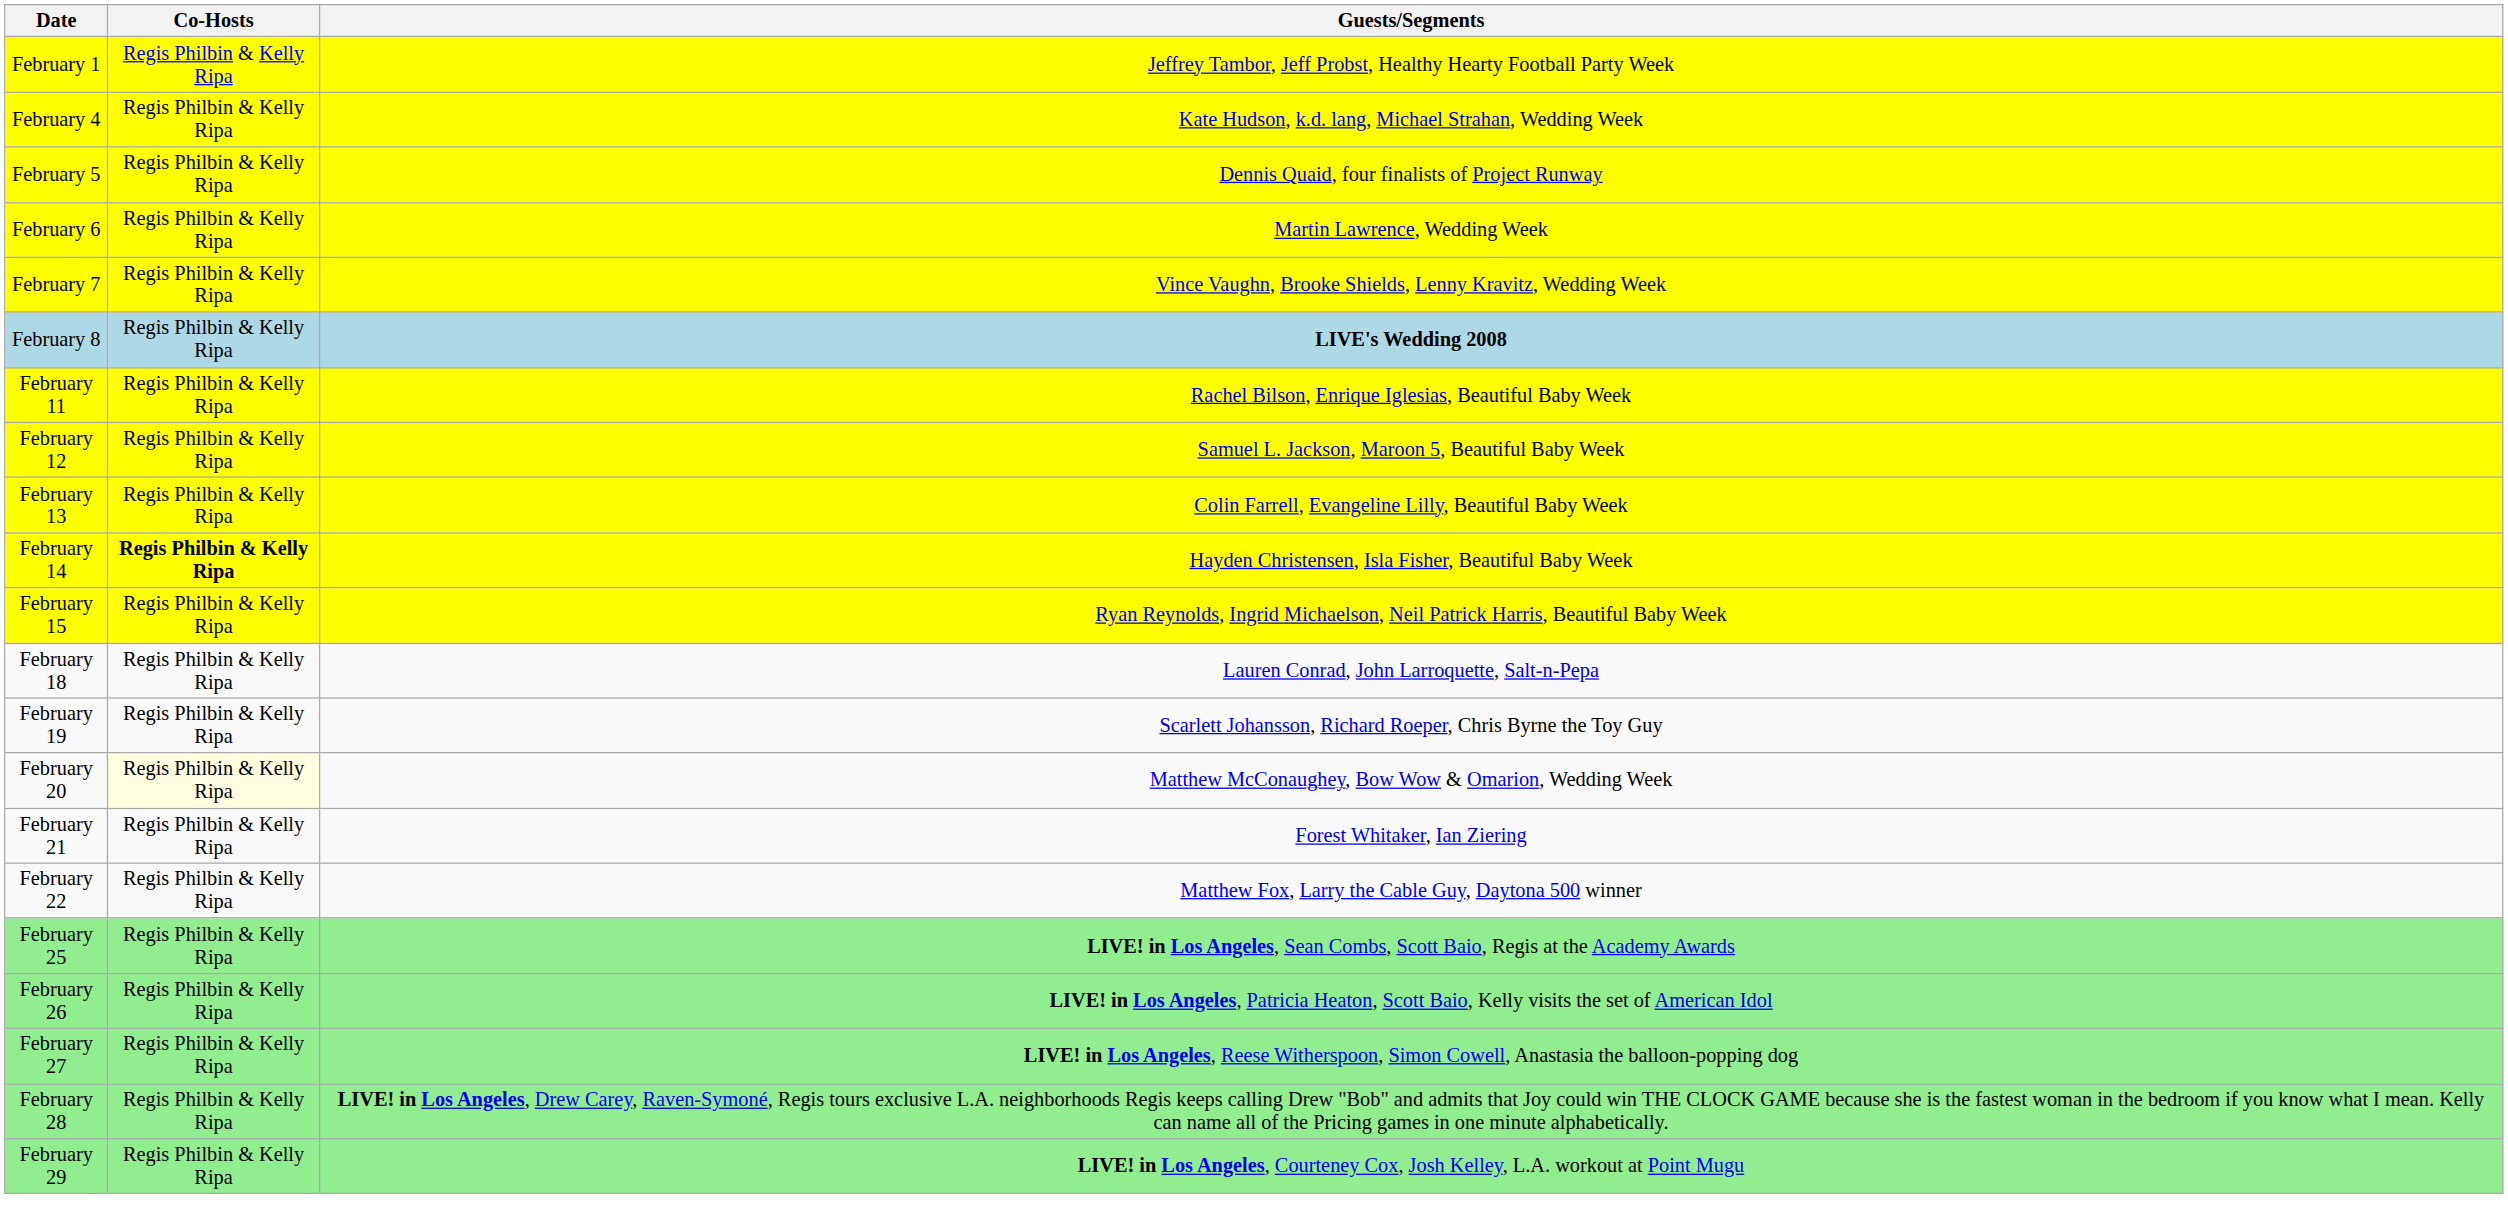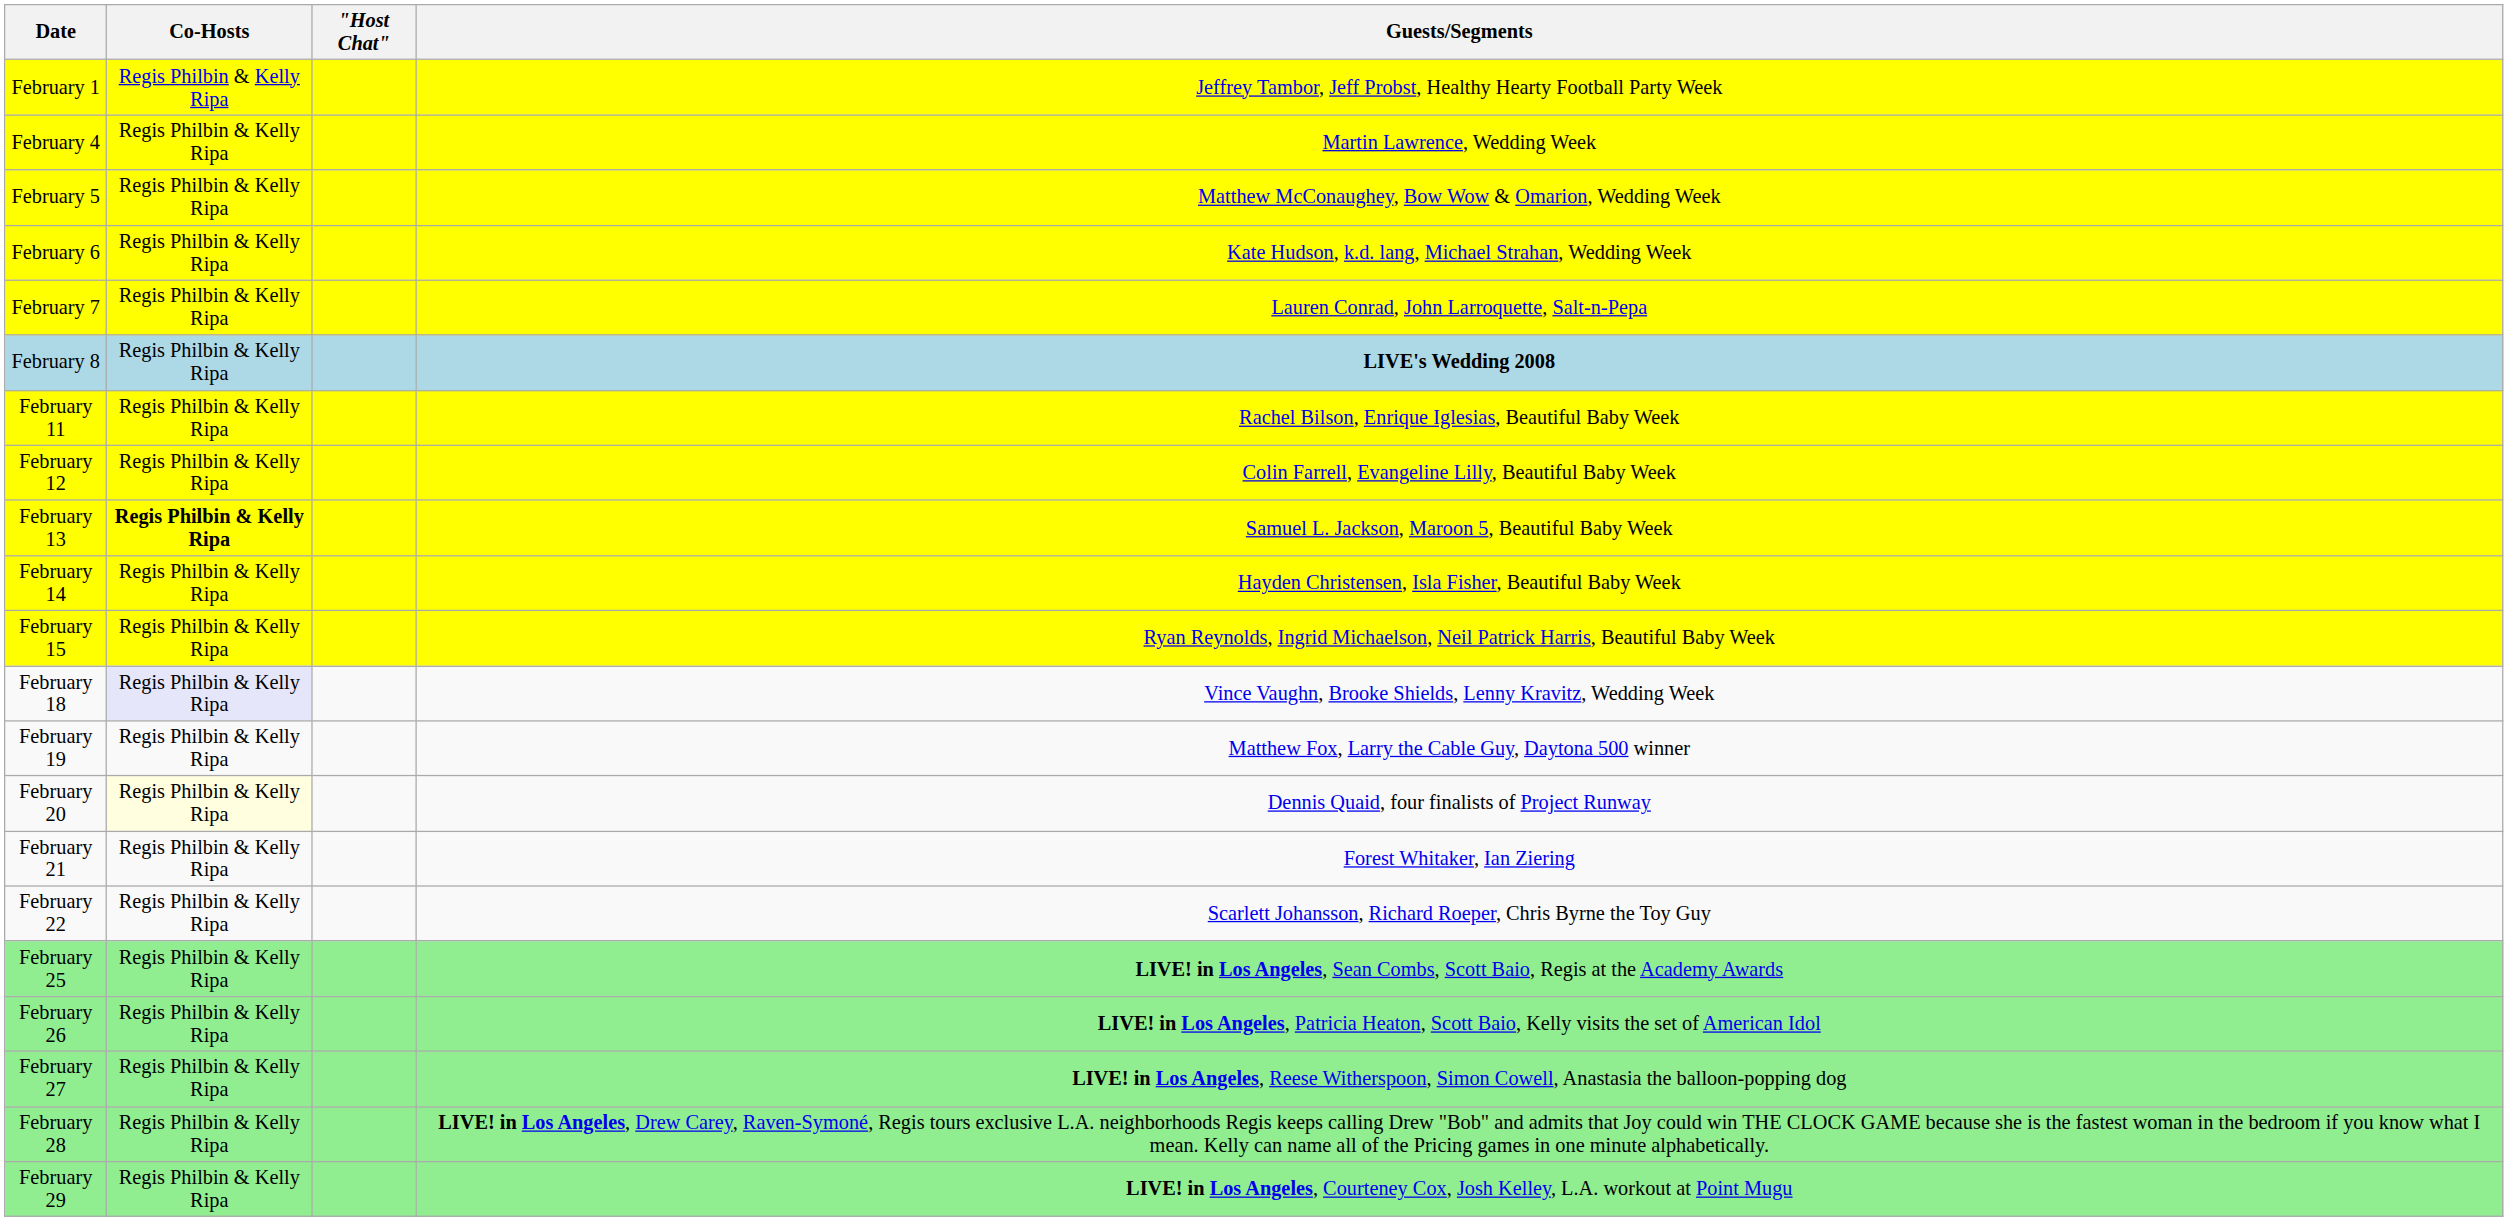+ column: (364, 32)
(1411, 119) Kate Hudson, k.d. lang, Michael Strahan, Wedding Week -> (1459, 142) Martin Lawrence, Wedding Week
(1411, 174) Dennis Quaid, four finalists of Project Runway -> (1459, 197) Matthew McConaughey, Bow Wow & Omarion, Wedding Week
(1411, 229) Martin Lawrence, Wedding Week -> (1459, 252) Kate Hudson, k.d. lang, Michael Strahan, Wedding Week
(1411, 284) Vince Vaughn, Brooke Shields, Lenny Kravitz, Wedding Week -> (1459, 307) Lauren Conrad, John Larroquette, Salt-n-Pepa
(1411, 449) Samuel L. Jackson, Maroon 5, Beautiful Baby Week -> (1459, 472) Colin Farrell, Evangeline Lilly, Beautiful Baby Week
(214, 504) normal -> (209, 527) bold
(1411, 504) Colin Farrell, Evangeline Lilly, Beautiful Baby Week -> (1459, 527) Samuel L. Jackson, Maroon 5, Beautiful Baby Week
(214, 560) bold -> (209, 582) normal
(214, 670) no background -> (209, 693) lavender background
(1411, 670) Lauren Conrad, John Larroquette, Salt-n-Pepa -> (1459, 693) Vince Vaughn, Brooke Shields, Lenny Kravitz, Wedding Week
(1411, 725) Scarlett Johansson, Richard Roeper, Chris Byrne the Toy Guy -> (1459, 748) Matthew Fox, Larry the Cable Guy, Daytona 500 winner
(1411, 780) Matthew McConaughey, Bow Wow & Omarion, Wedding Week -> (1459, 803) Dennis Quaid, four finalists of Project Runway
(1411, 890) Matthew Fox, Larry the Cable Guy, Daytona 500 winner -> (1459, 913) Scarlett Johansson, Richard Roeper, Chris Byrne the Toy Guy
